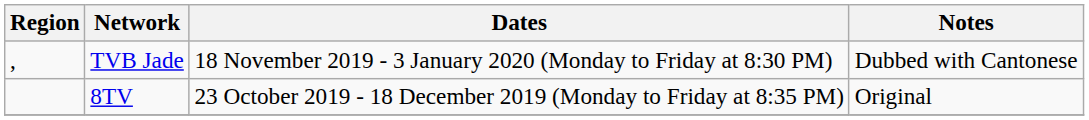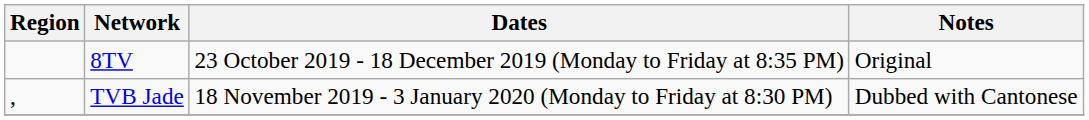rows swapped: (112, 96) <-> (137, 59)
